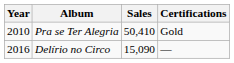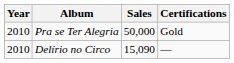(139, 31) 50,410 -> (139, 31) 50,000
(18, 49) 2016 -> (18, 49) 2010
